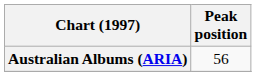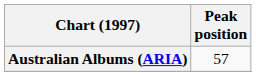(221, 58) 56 -> (221, 58) 57
